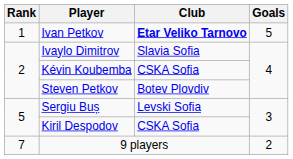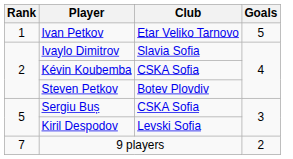(192, 32) bold -> (188, 32) normal
(169, 107) Levski Sofia -> (168, 107) CSKA Sofia
(168, 126) CSKA Sofia -> (169, 126) Levski Sofia
